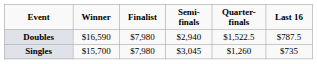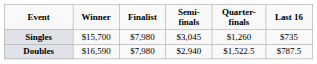rows swapped: (39, 52) <-> (39, 37)
